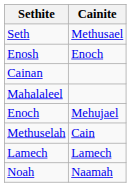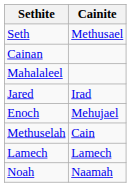- row: (23, 53)
+ row: (20, 93)
